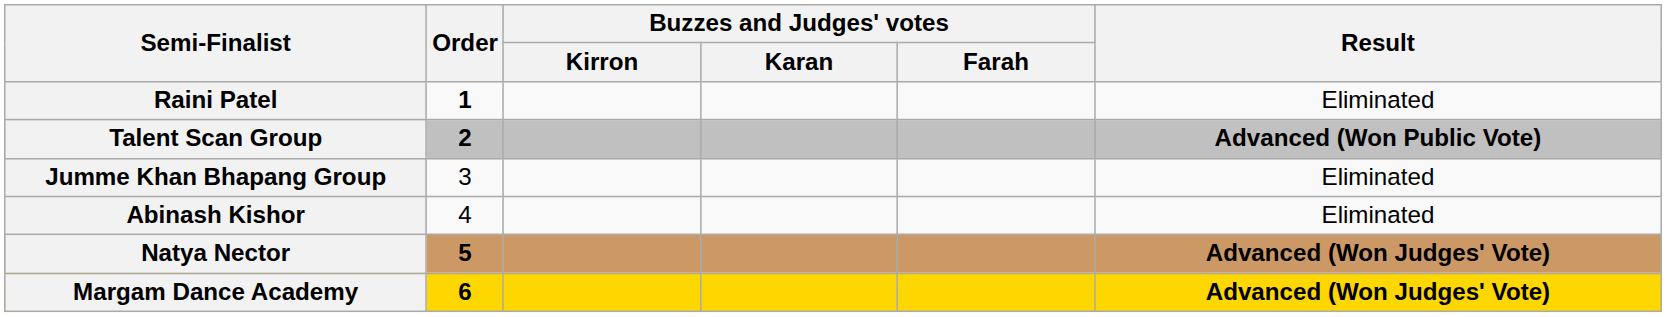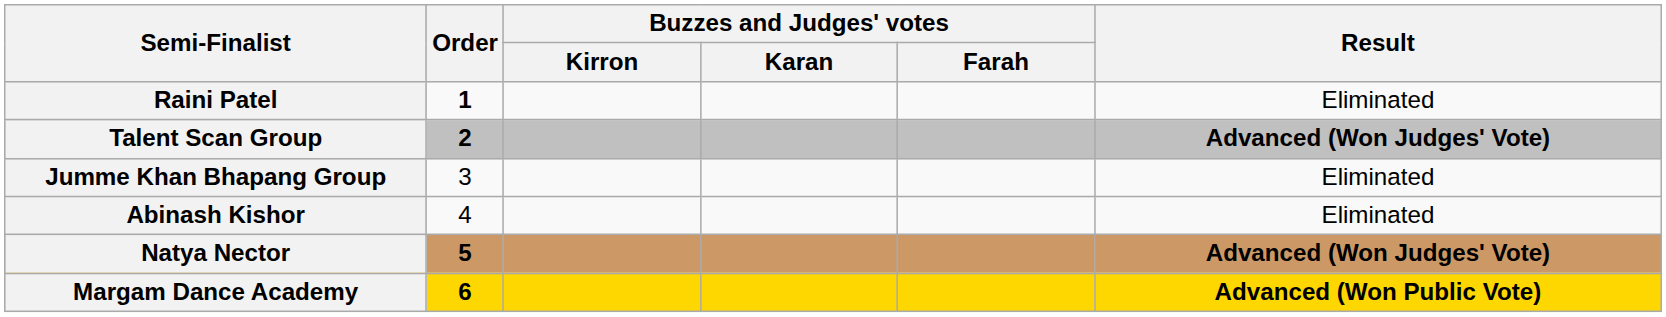(1378, 138) Advanced (Won Public Vote) -> (1378, 138) Advanced (Won Judges' Vote)
(1378, 291) Advanced (Won Judges' Vote) -> (1378, 291) Advanced (Won Public Vote)
